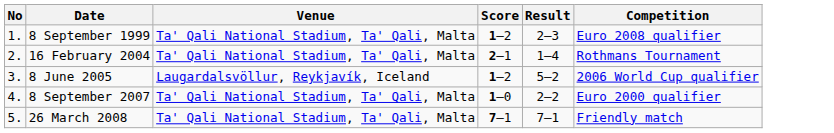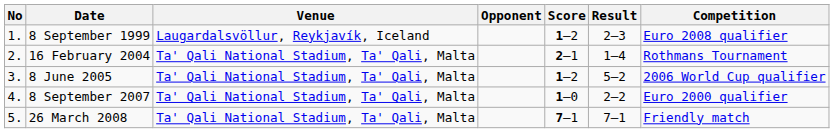+ column: (511, 15)
(316, 35) Ta' Qali National Stadium, Ta' Qali, Malta -> (293, 35) Laugardalsvöllur, Reykjavík, Iceland
(293, 76) Laugardalsvöllur, Reykjavík, Iceland -> (316, 76) Ta' Qali National Stadium, Ta' Qali, Malta
